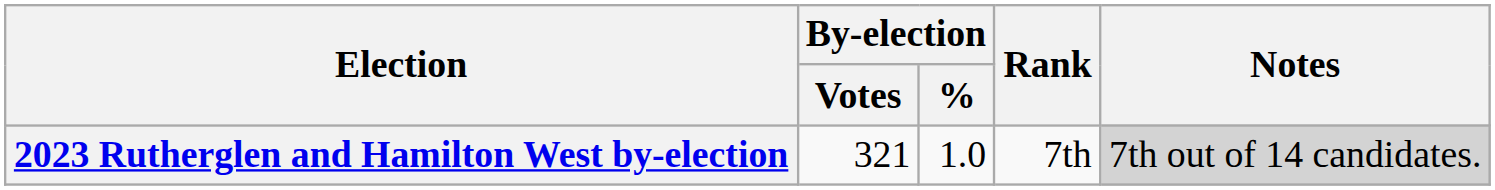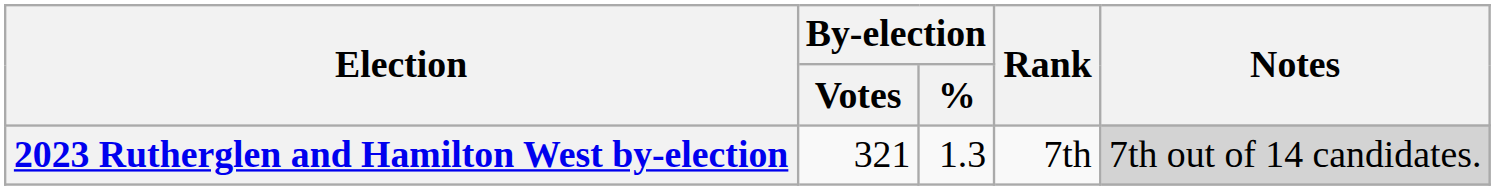(962, 154) 1.0 -> (962, 154) 1.3
